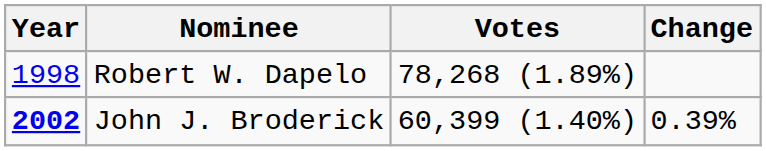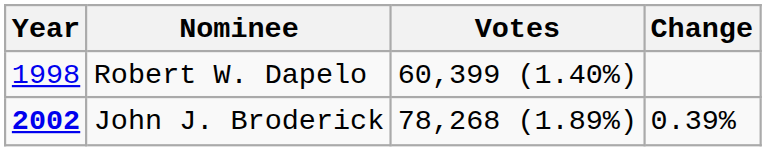(517, 75) 78,268 (1.89%) -> (517, 75) 60,399 (1.40%)
(517, 121) 60,399 (1.40%) -> (517, 121) 78,268 (1.89%)
